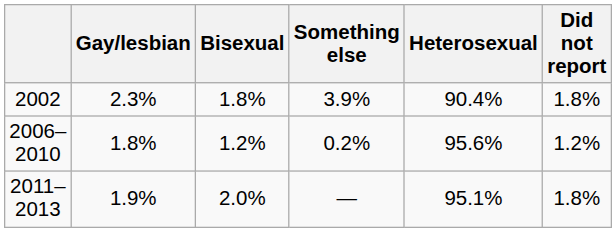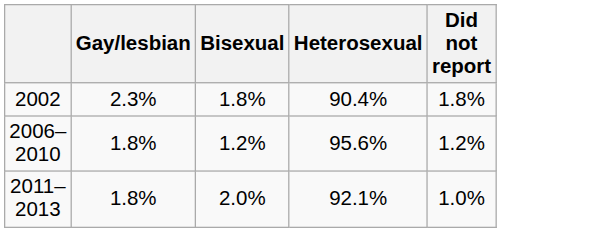- column: (347, 43)
(133, 198) 1.9% -> (133, 198) 1.8%
(473, 198) 95.1% -> (358, 198) 92.1%
(577, 198) 1.8% -> (462, 198) 1.0%
